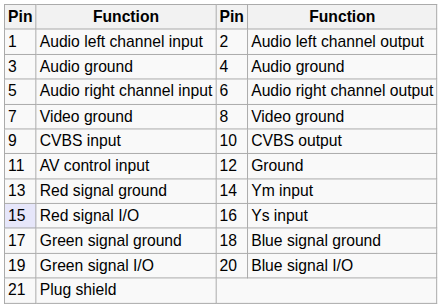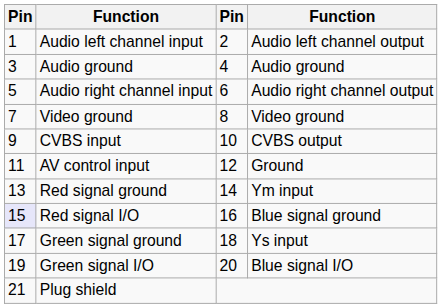(280, 215) Ys input -> (316, 215) Blue signal ground
(316, 240) Blue signal ground -> (280, 240) Ys input
